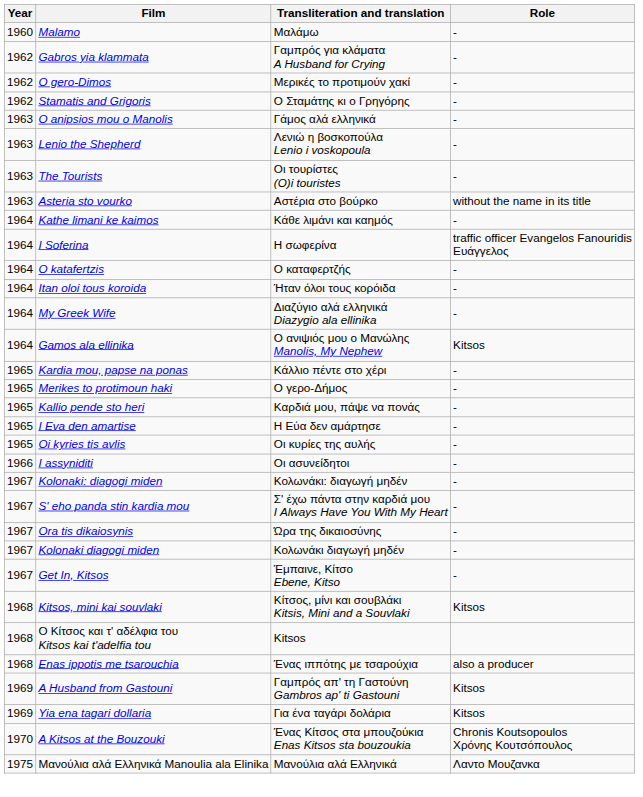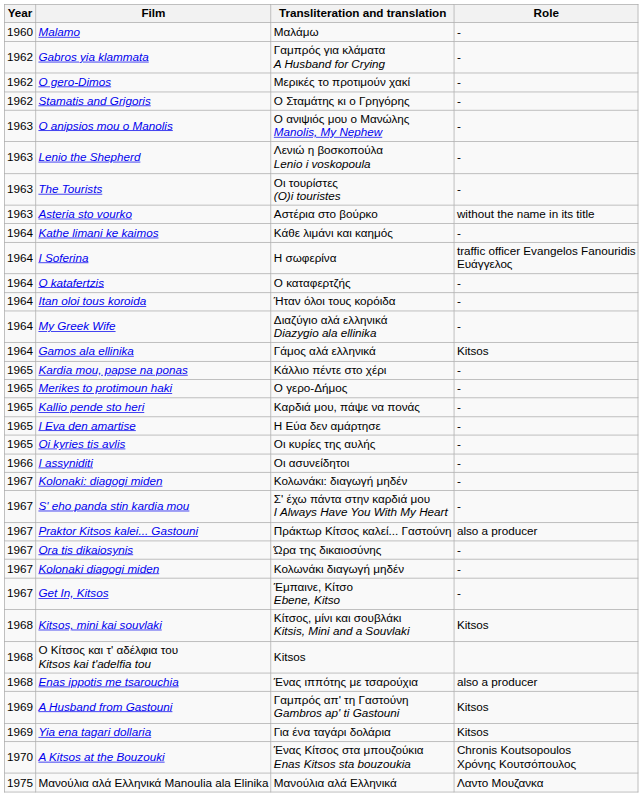(325, 119) Γάμος αλά ελληνικά -> (342, 126) Ο ανιψιός μου ο Μανώλης Manolis, My Nephew
(342, 345) Ο ανιψιός μου ο Μανώλης Manolis, My Nephew -> (325, 351) Γάμος αλά ελληνικά
+ row: (118, 531)
